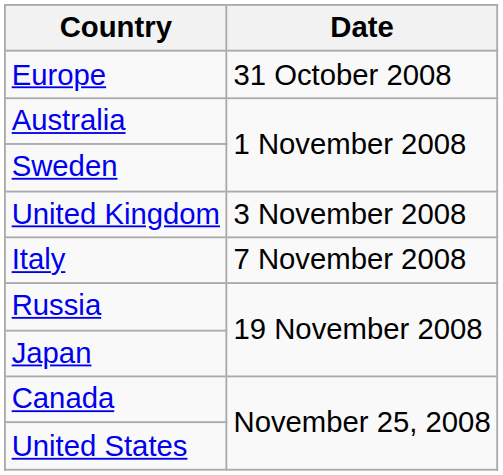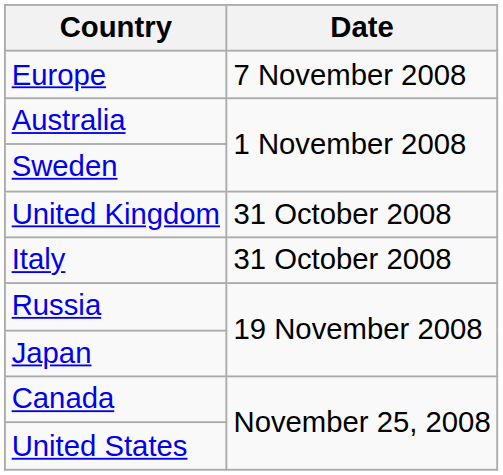(343, 74) 31 October 2008 -> (350, 74) 7 November 2008
(350, 213) 3 November 2008 -> (343, 213) 31 October 2008
(350, 259) 7 November 2008 -> (343, 259) 31 October 2008
